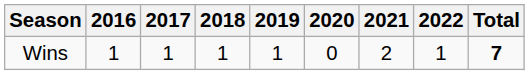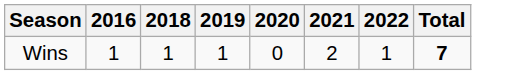- column: (168, 20)
